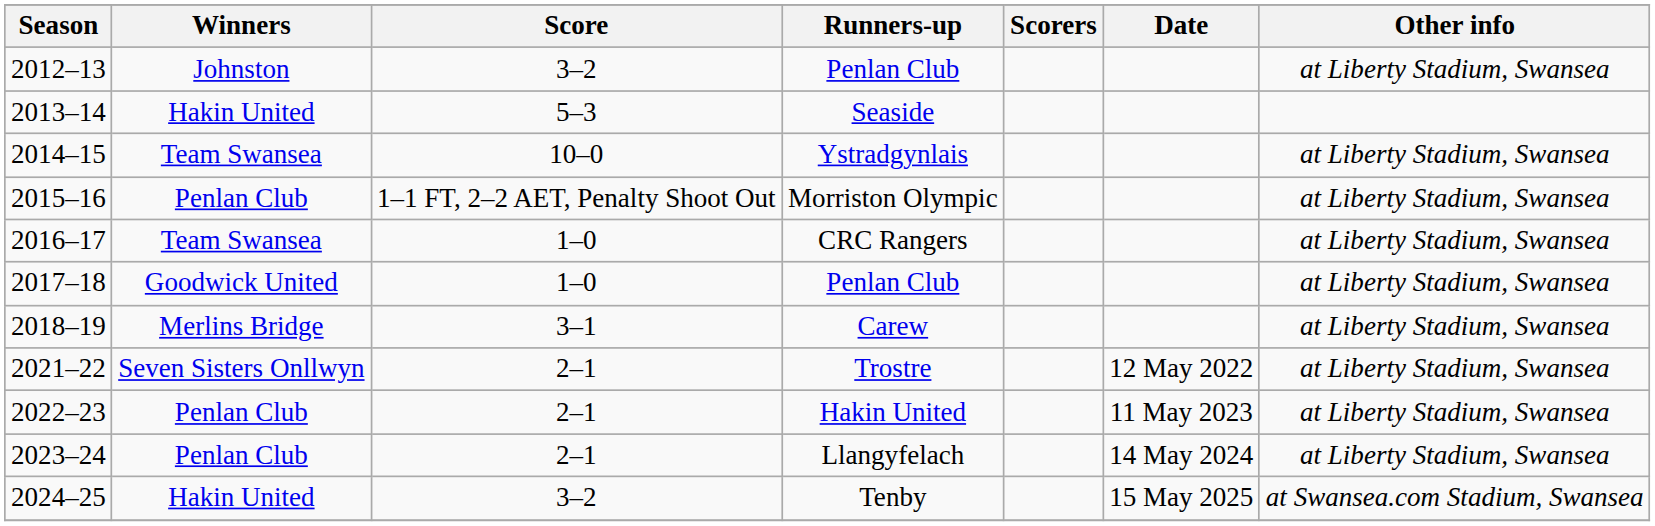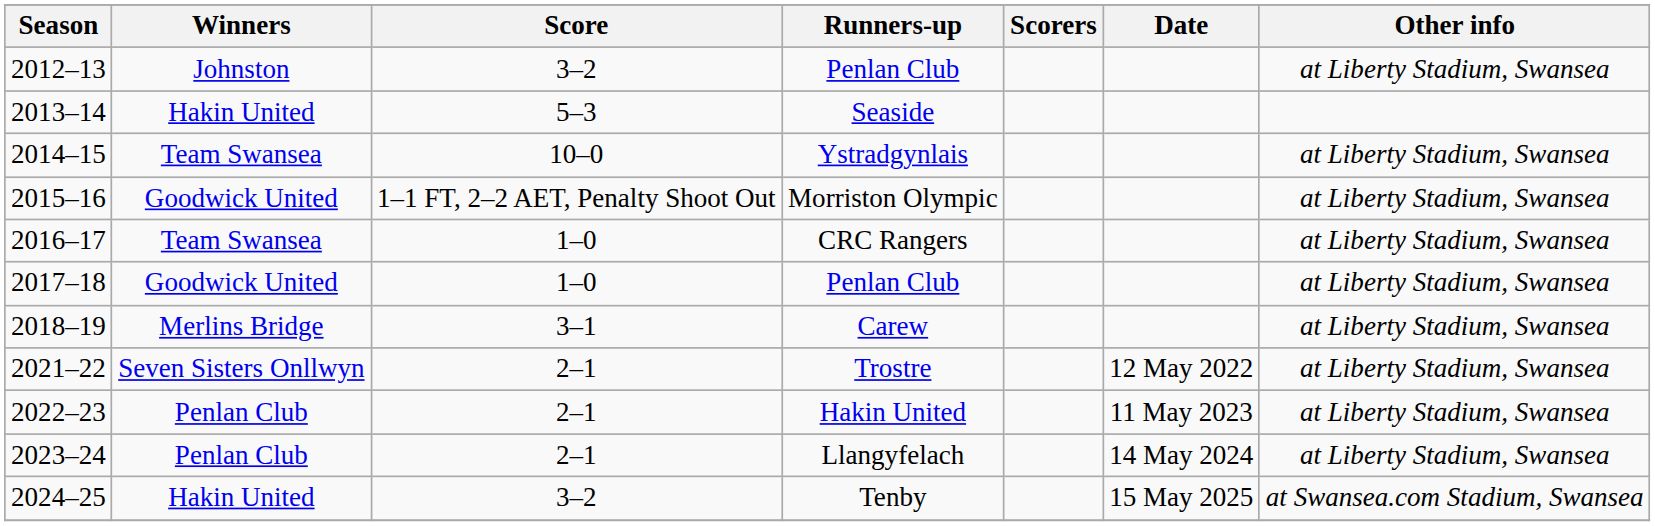(241, 197) Penlan Club -> (241, 197) Goodwick United
